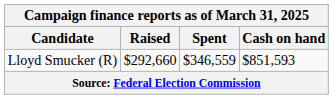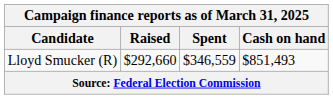(269, 60) $851,593 -> (269, 60) $851,493
